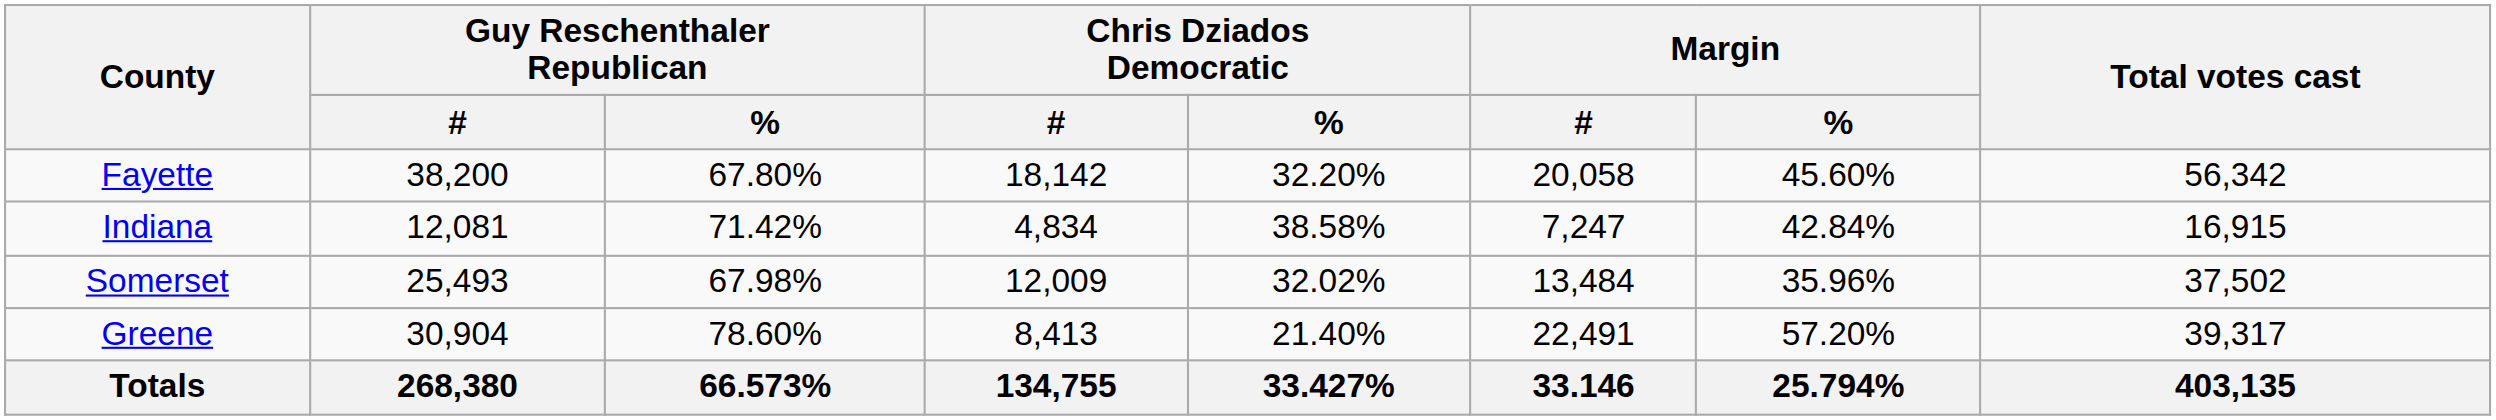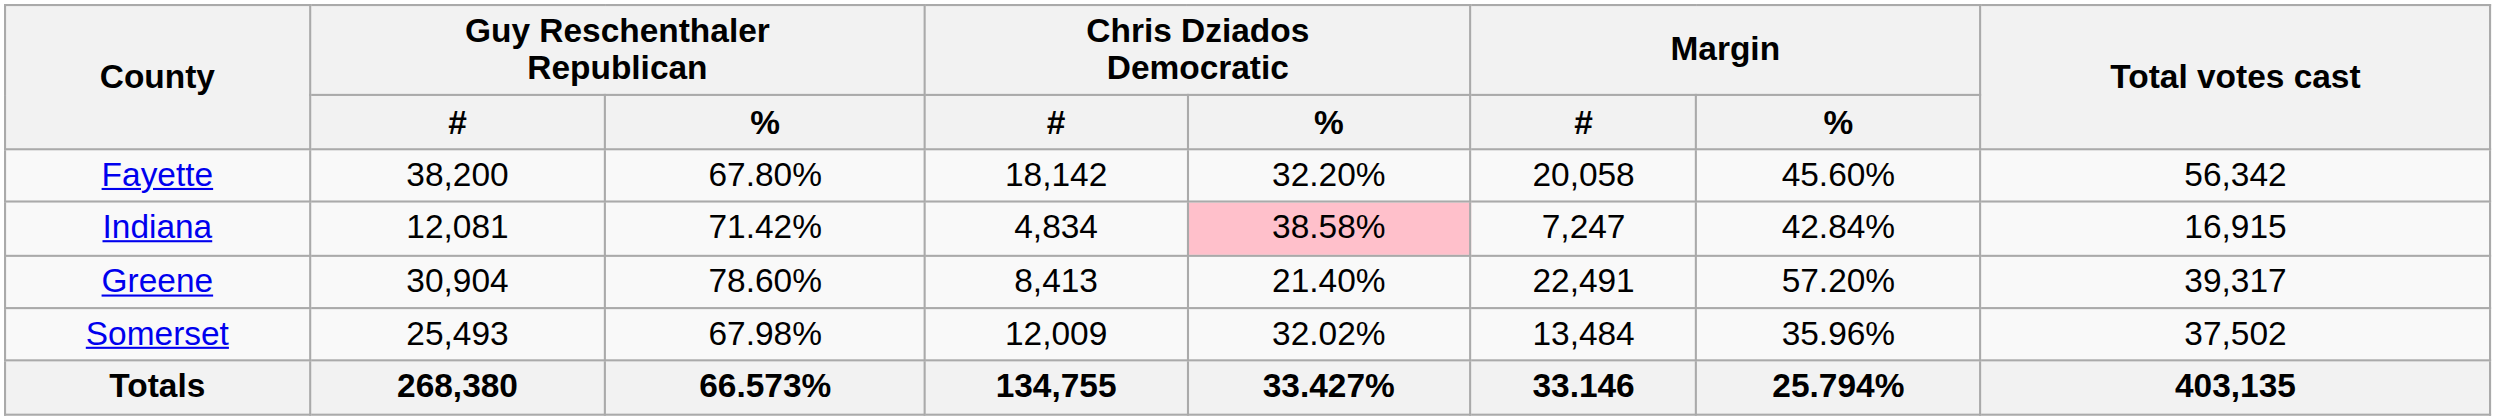(1329, 227) no background -> (1329, 227) pink background
rows swapped: (157, 280) <-> (157, 333)
